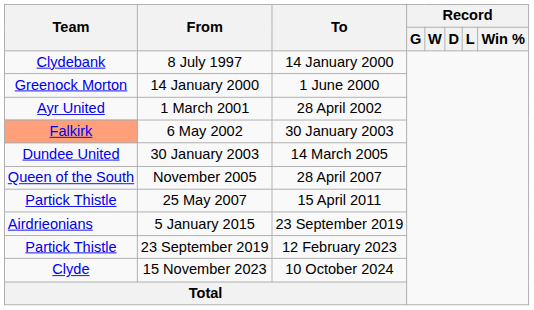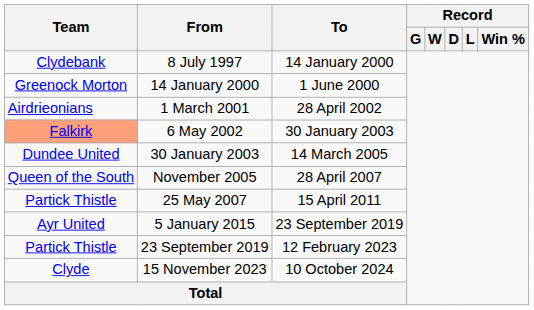(71, 108) Ayr United -> (50, 108) Airdrieonians
(50, 223) Airdrieonians -> (71, 223) Ayr United
